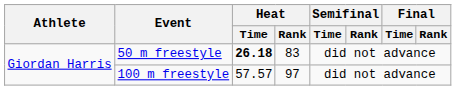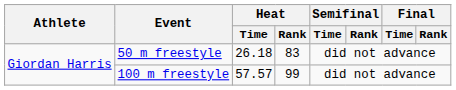(254, 54) bold -> (254, 54) normal
(292, 75) 97 -> (292, 75) 99
